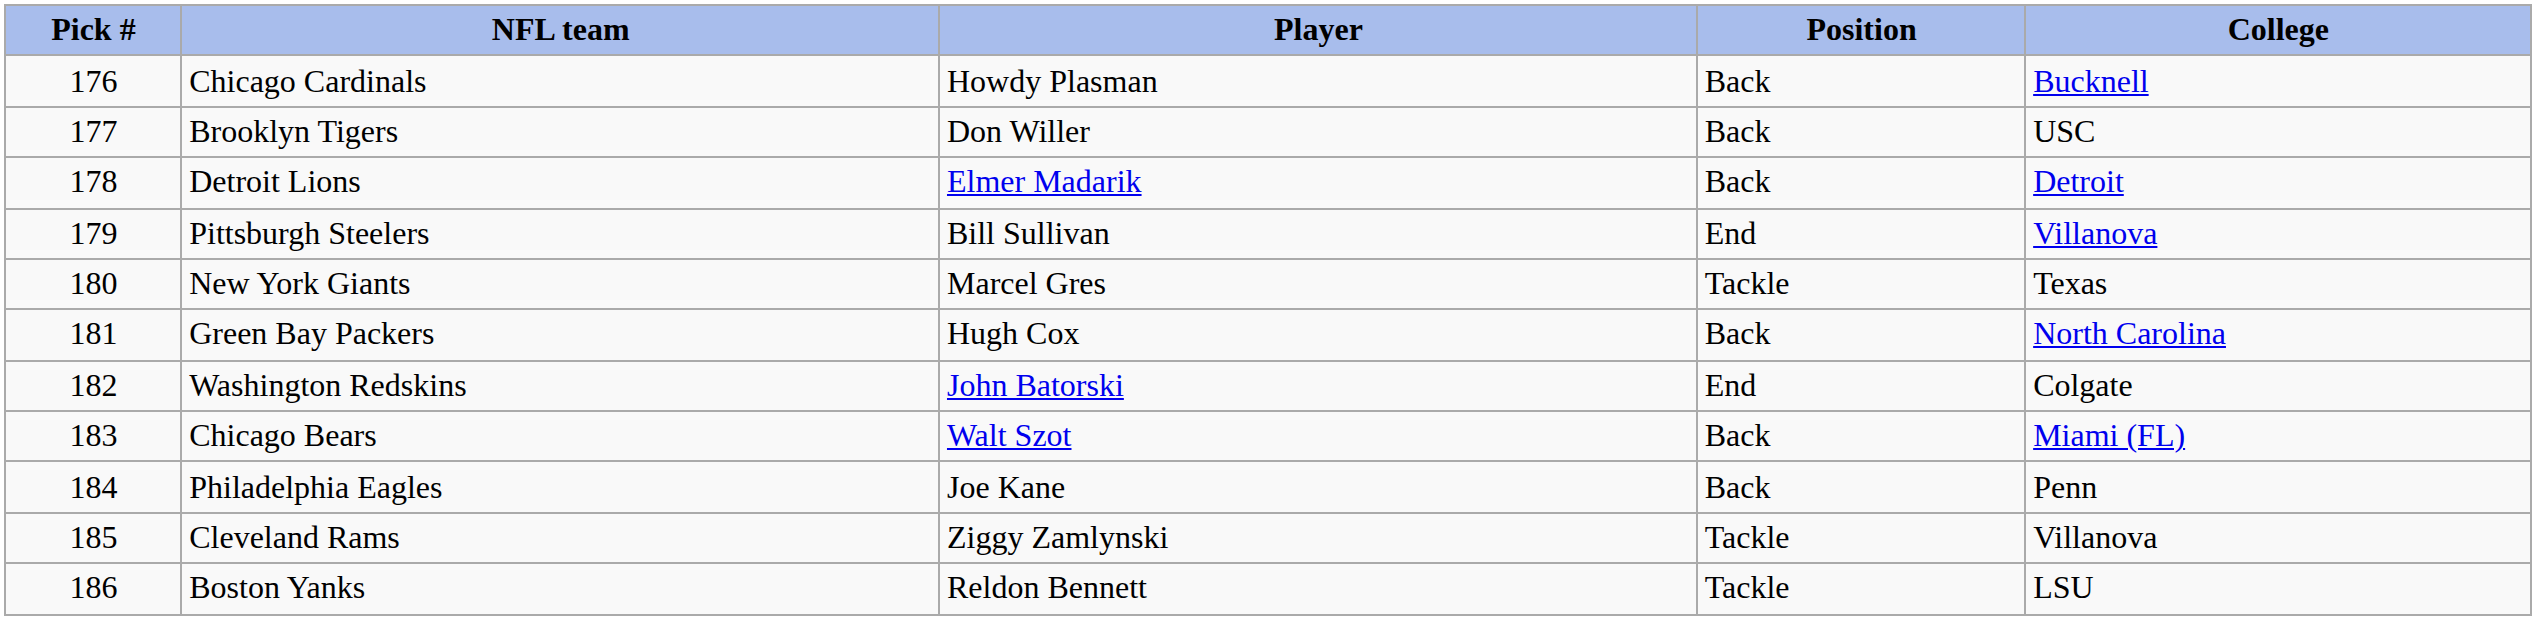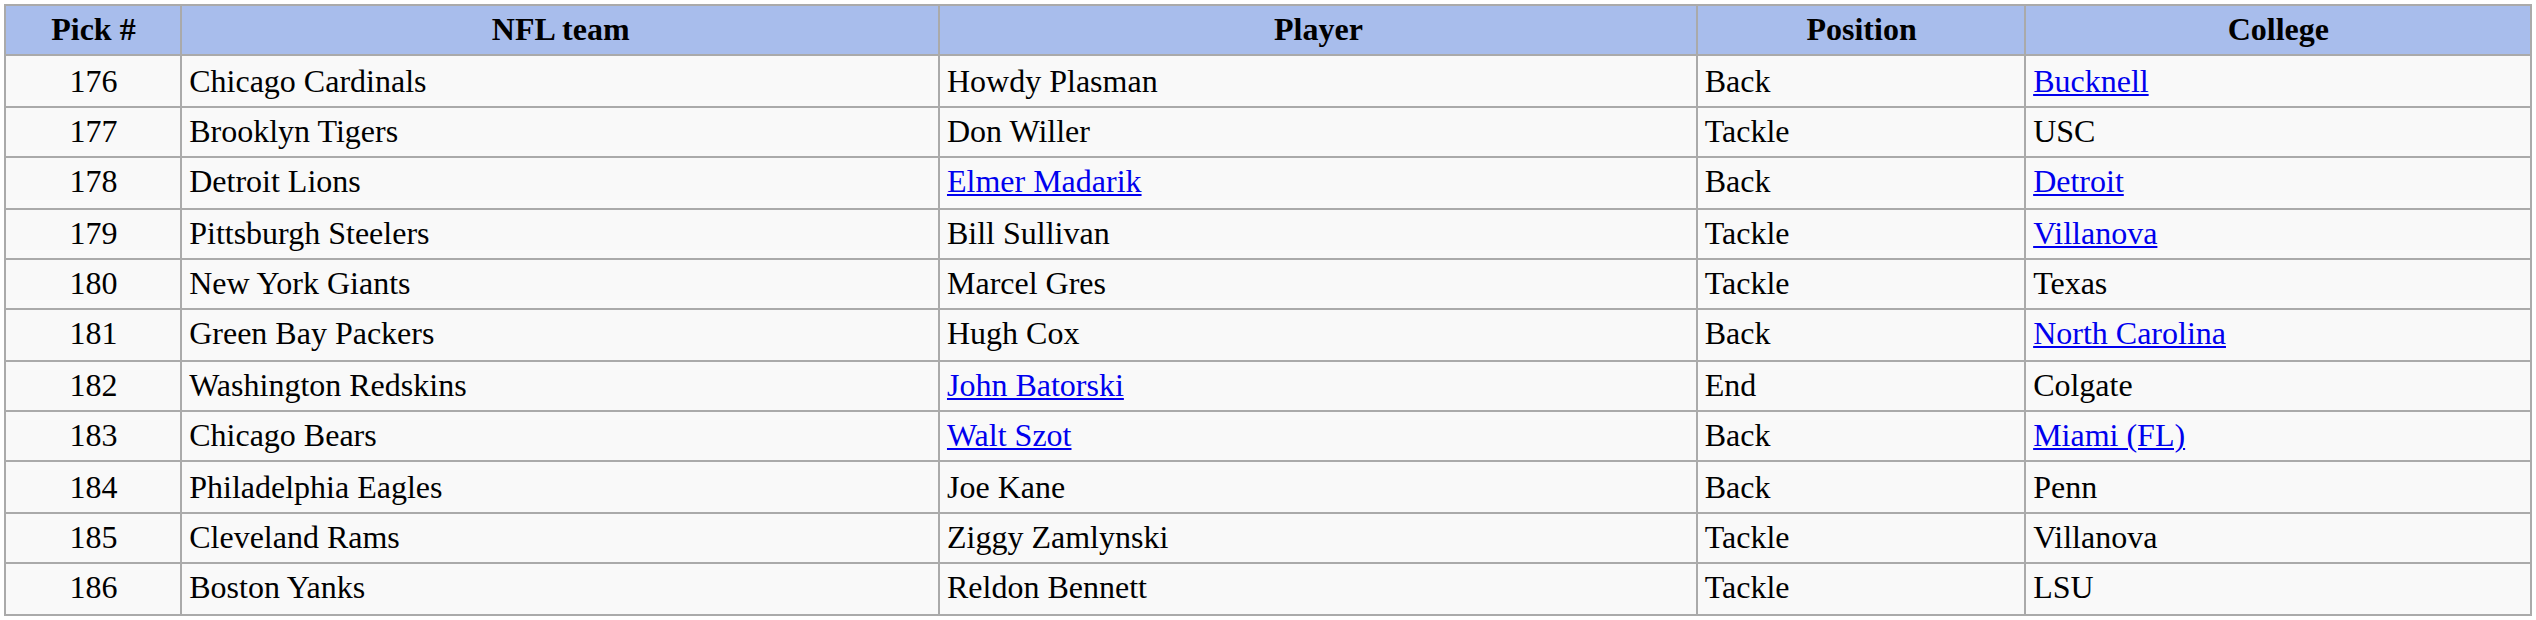(1738, 131) Back -> (1747, 131) Tackle
(1731, 232) End -> (1747, 232) Tackle
